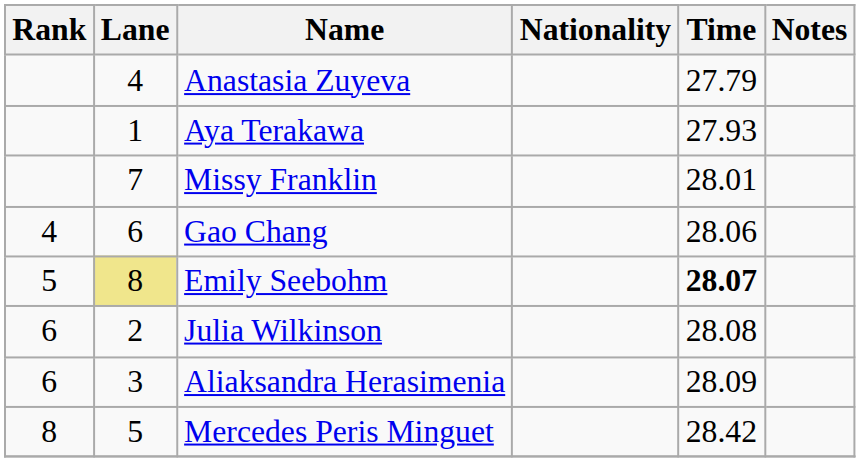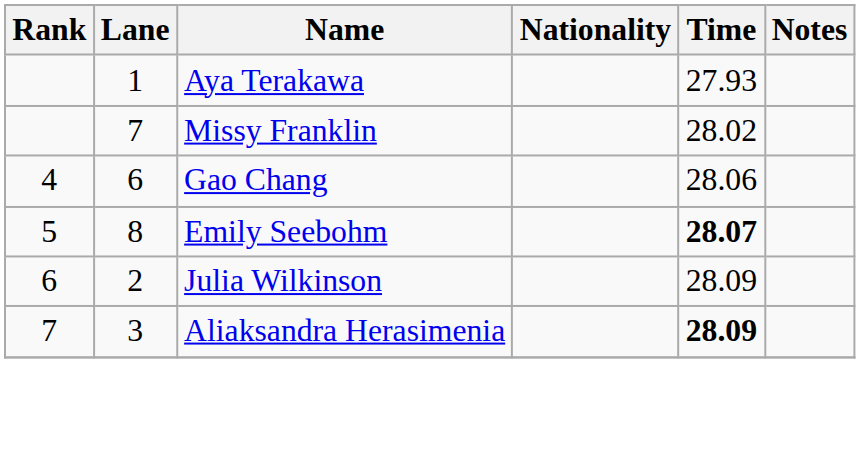- row: (297, 79)
(721, 180) 28.01 -> (721, 130) 28.02
(135, 280) khaki background -> (135, 230) no background
(721, 331) 28.08 -> (721, 280) 28.09
(49, 381) 6 -> (49, 331) 7
(721, 381) normal -> (721, 331) bold
- row: (339, 431)
